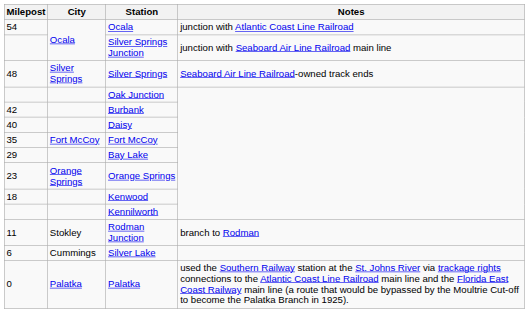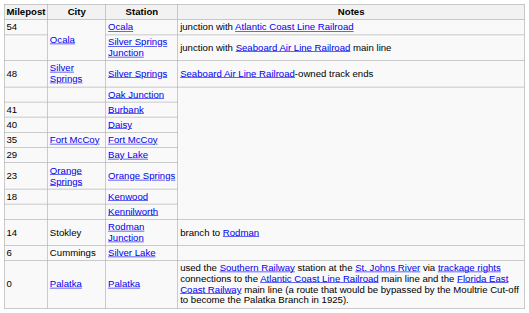(12, 109) 42 -> (12, 109) 41
(11, 232) 11 -> (12, 232) 14
